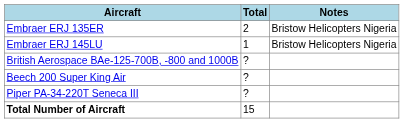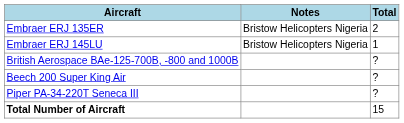columns swapped: (255, 12) <-> (334, 12)
